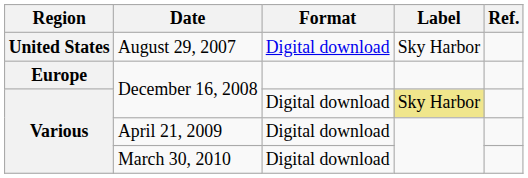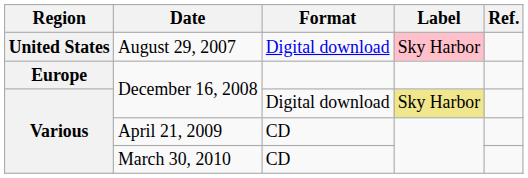(439, 46) no background -> (439, 46) pink background
(328, 131) Digital download -> (278, 131) CD
(328, 159) Digital download -> (278, 159) CD
